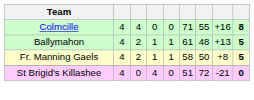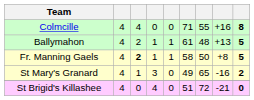(138, 57) normal -> (138, 57) bold
+ row: (59, 73)
